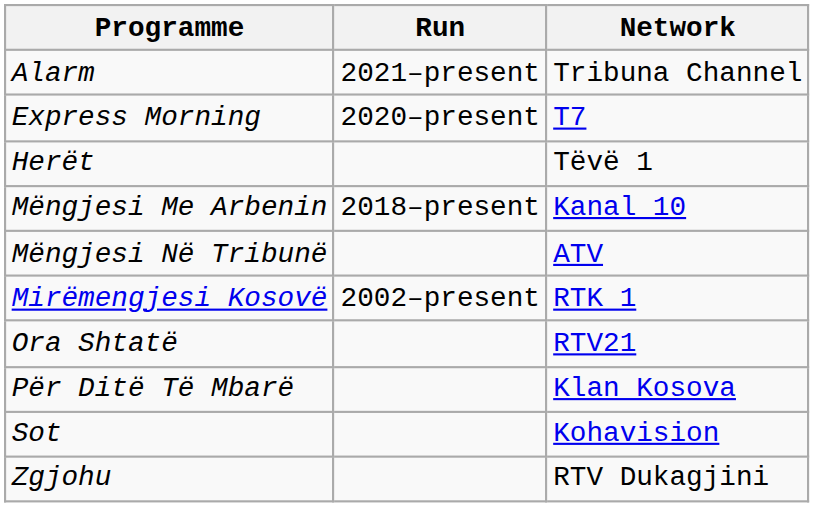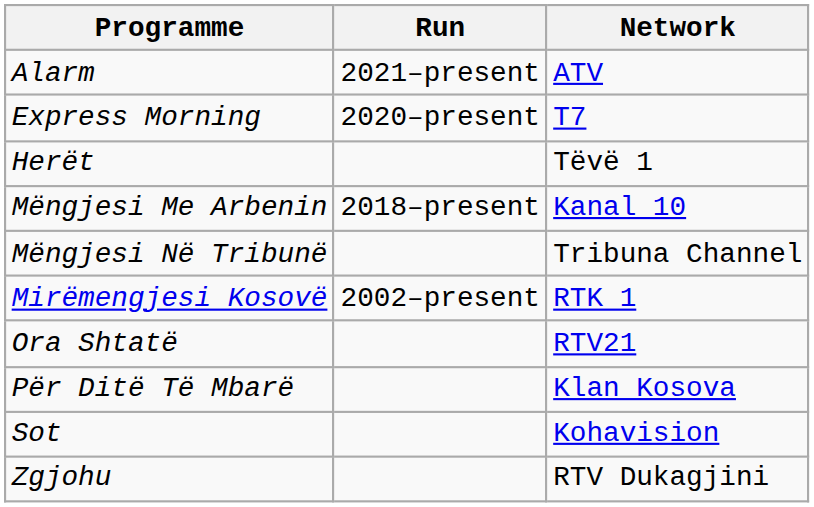(678, 73) Tribuna Channel -> (578, 73) ATV
(578, 253) ATV -> (678, 253) Tribuna Channel
